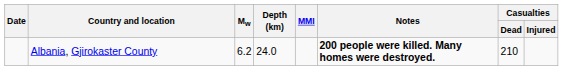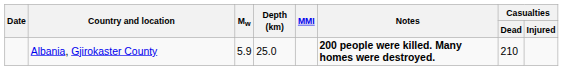(244, 51) 6.2 -> (244, 51) 5.9
(266, 51) 24.0 -> (266, 51) 25.0
